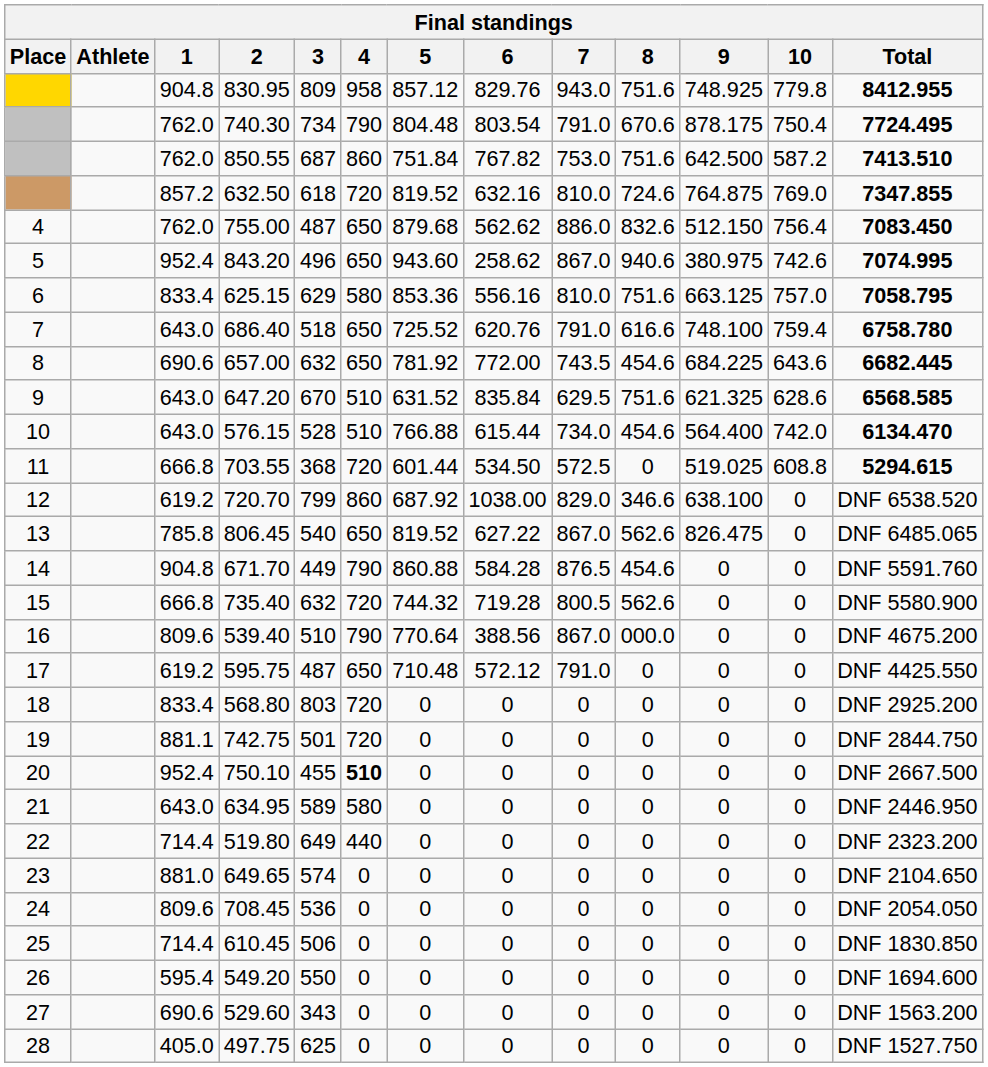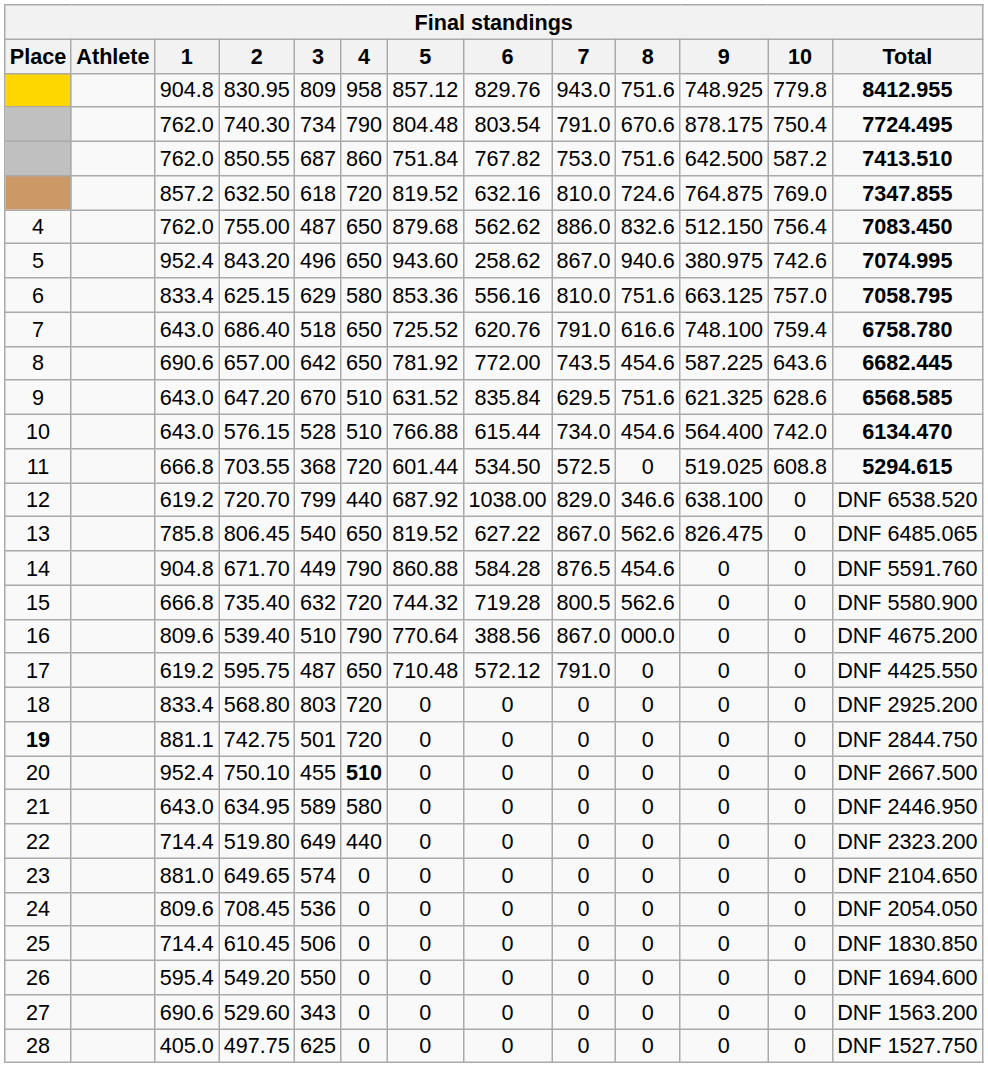(318, 363) 632 -> (318, 363) 642
(724, 363) 684.225 -> (724, 363) 587.225
(364, 500) 860 -> (364, 500) 440
(38, 739) normal -> (38, 739) bold
